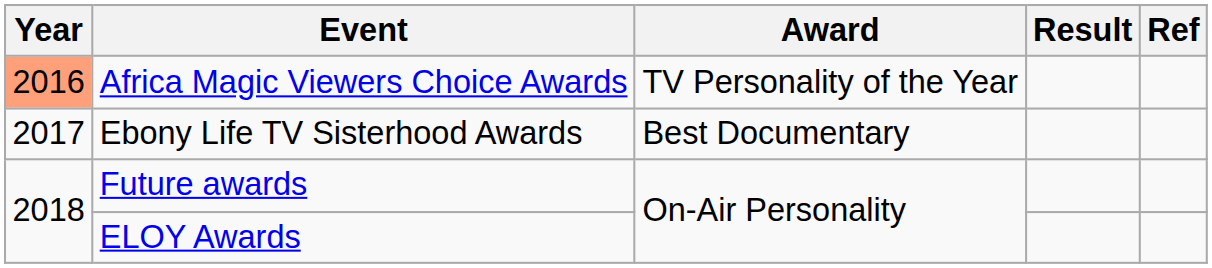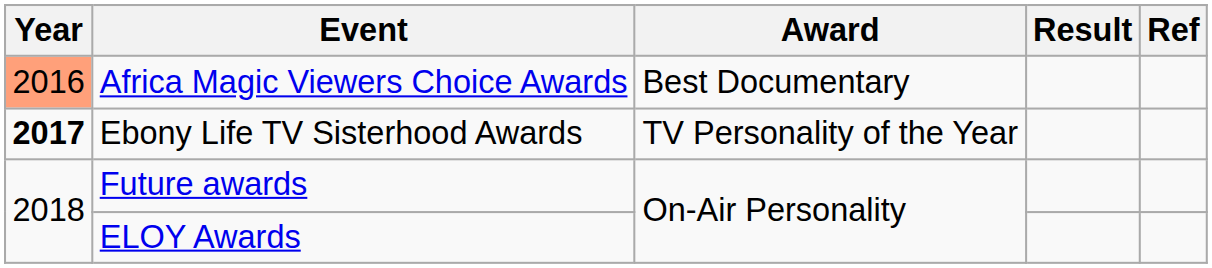(830, 81) TV Personality of the Year -> (776, 81) Best Documentary
(49, 133) normal -> (49, 133) bold
(776, 133) Best Documentary -> (830, 133) TV Personality of the Year
